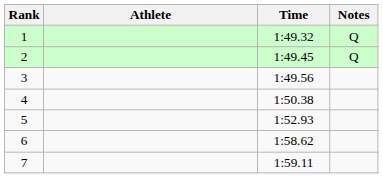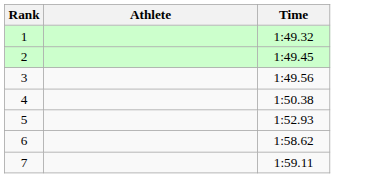- column: (354, 15)
